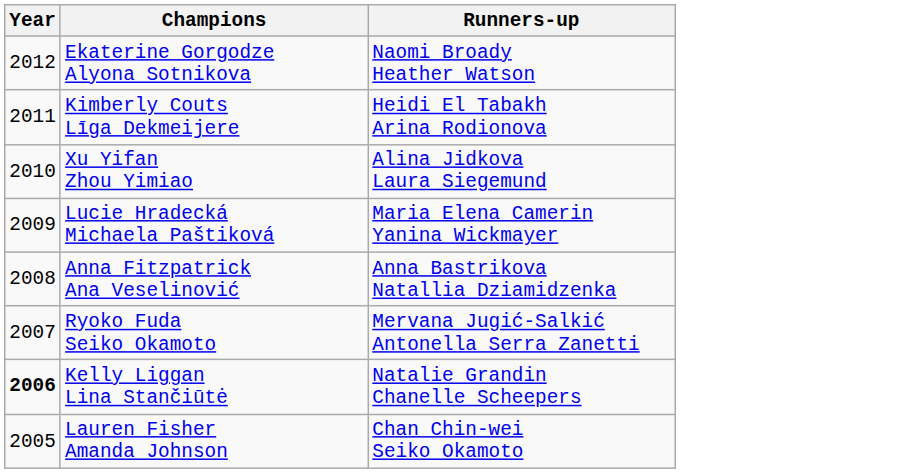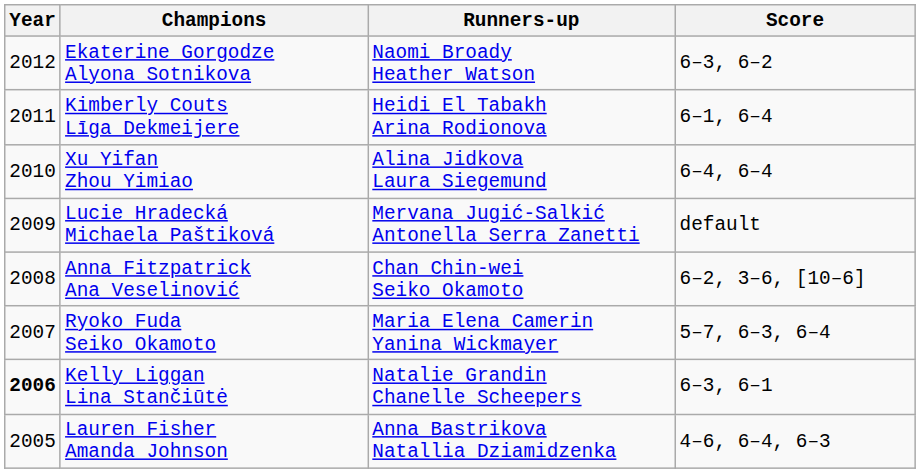+ column: (795, 21)
(483, 225) Maria Elena Camerin Yanina Wickmayer -> (506, 225) Mervana Jugić-Salkić Antonella Serra Zanetti
(494, 279) Anna Bastrikova Natallia Dziamidzenka -> (448, 279) Chan Chin-wei Seiko Okamoto
(506, 333) Mervana Jugić-Salkić Antonella Serra Zanetti -> (483, 333) Maria Elena Camerin Yanina Wickmayer
(448, 441) Chan Chin-wei Seiko Okamoto -> (494, 441) Anna Bastrikova Natallia Dziamidzenka
